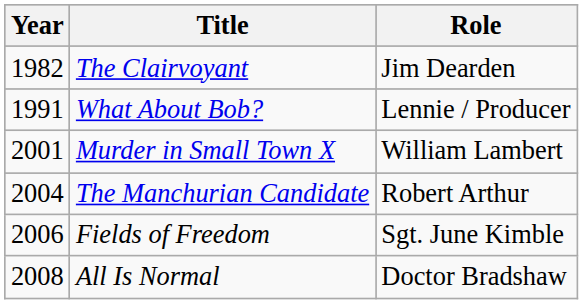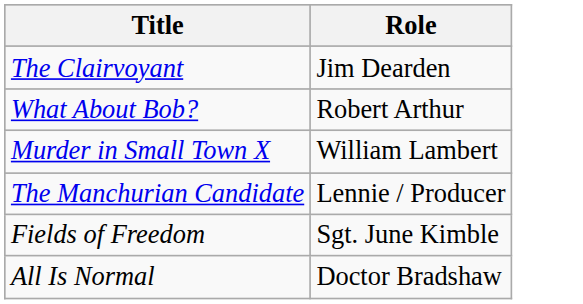- column: (37, 25)
(476, 109) Lennie / Producer -> (390, 109) Robert Arthur
(455, 192) Robert Arthur -> (411, 192) Lennie / Producer
